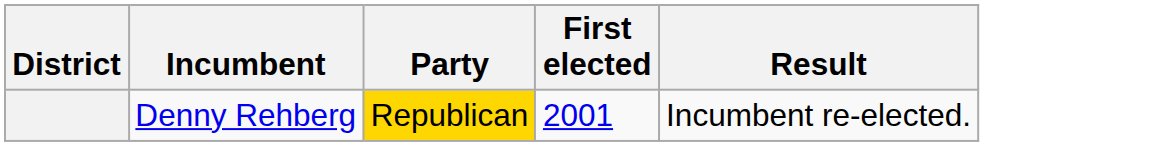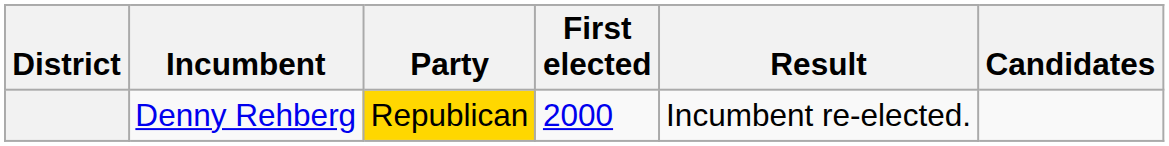+ column: (1070, 64)
(578, 114) 2001 -> (578, 114) 2000
